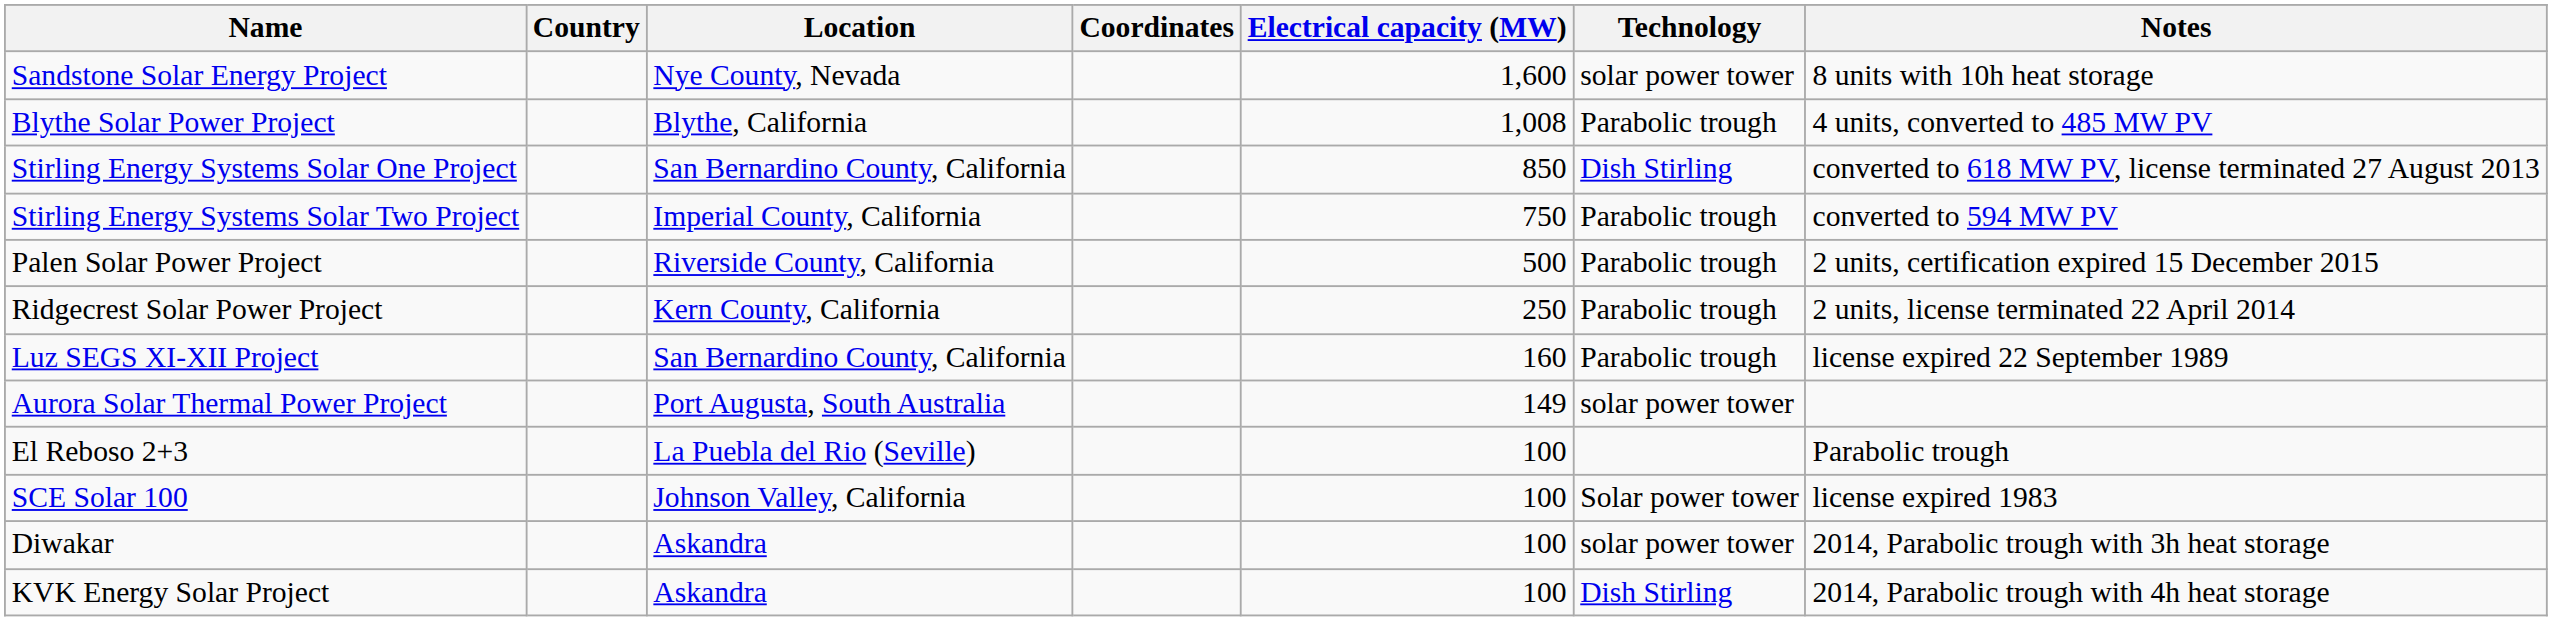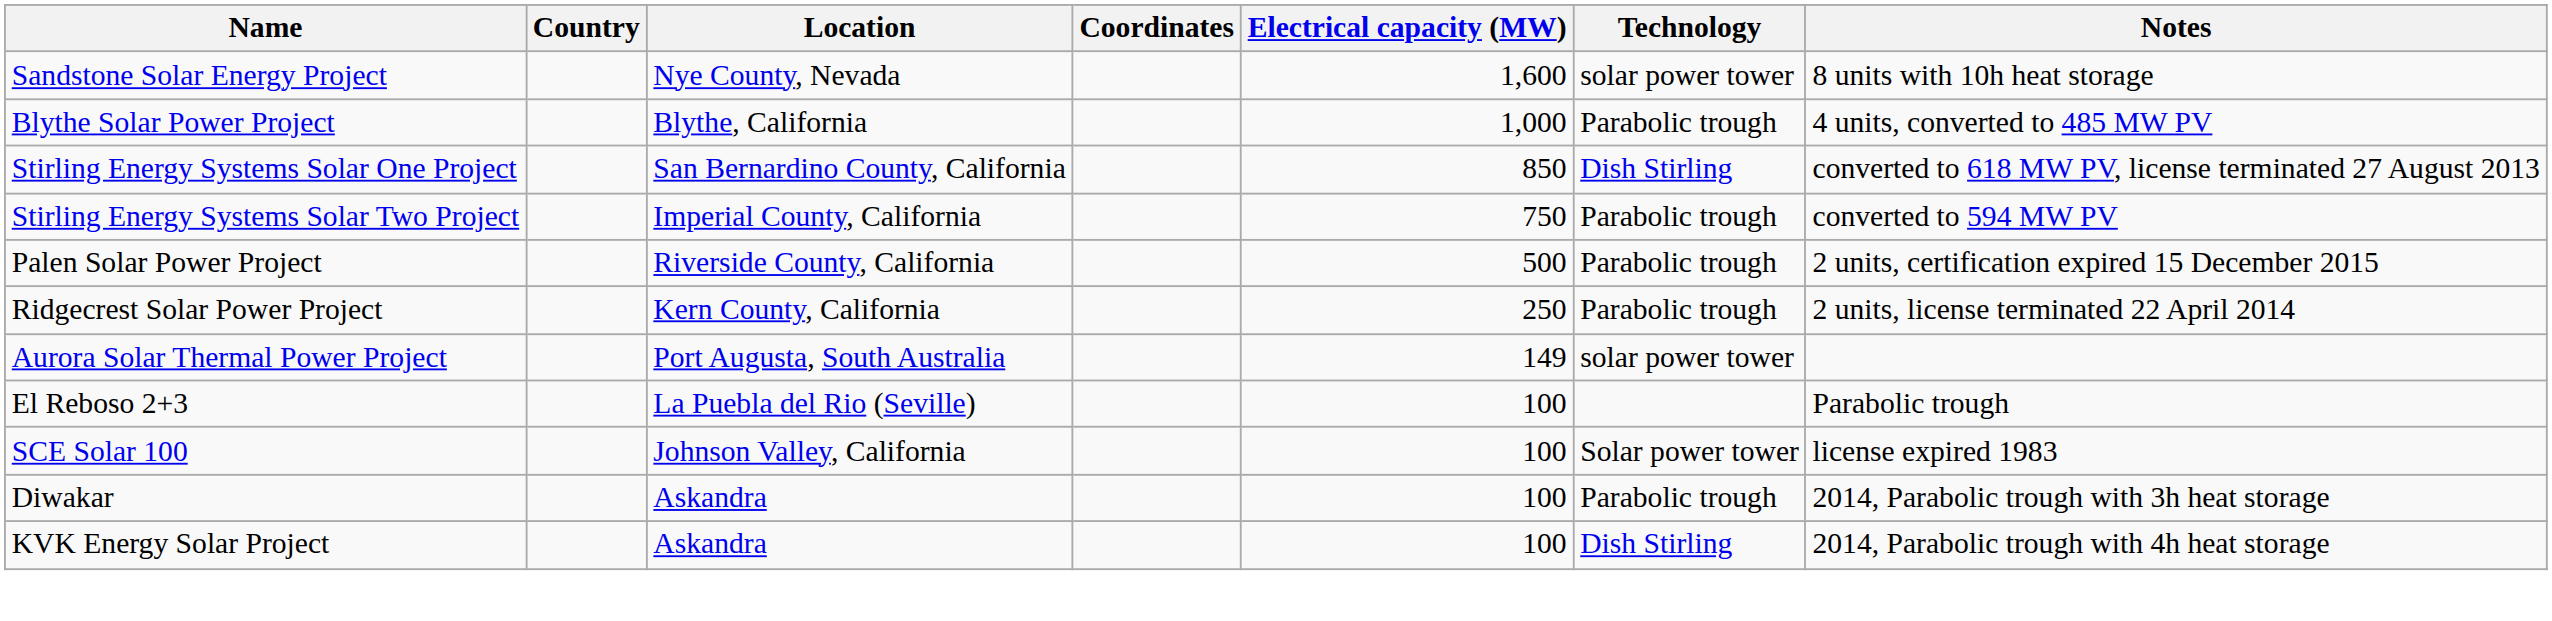(1533, 121) 1,008 -> (1533, 121) 1,000
- row: (165, 356)
(1687, 544) solar power tower -> (1678, 497) Parabolic trough
